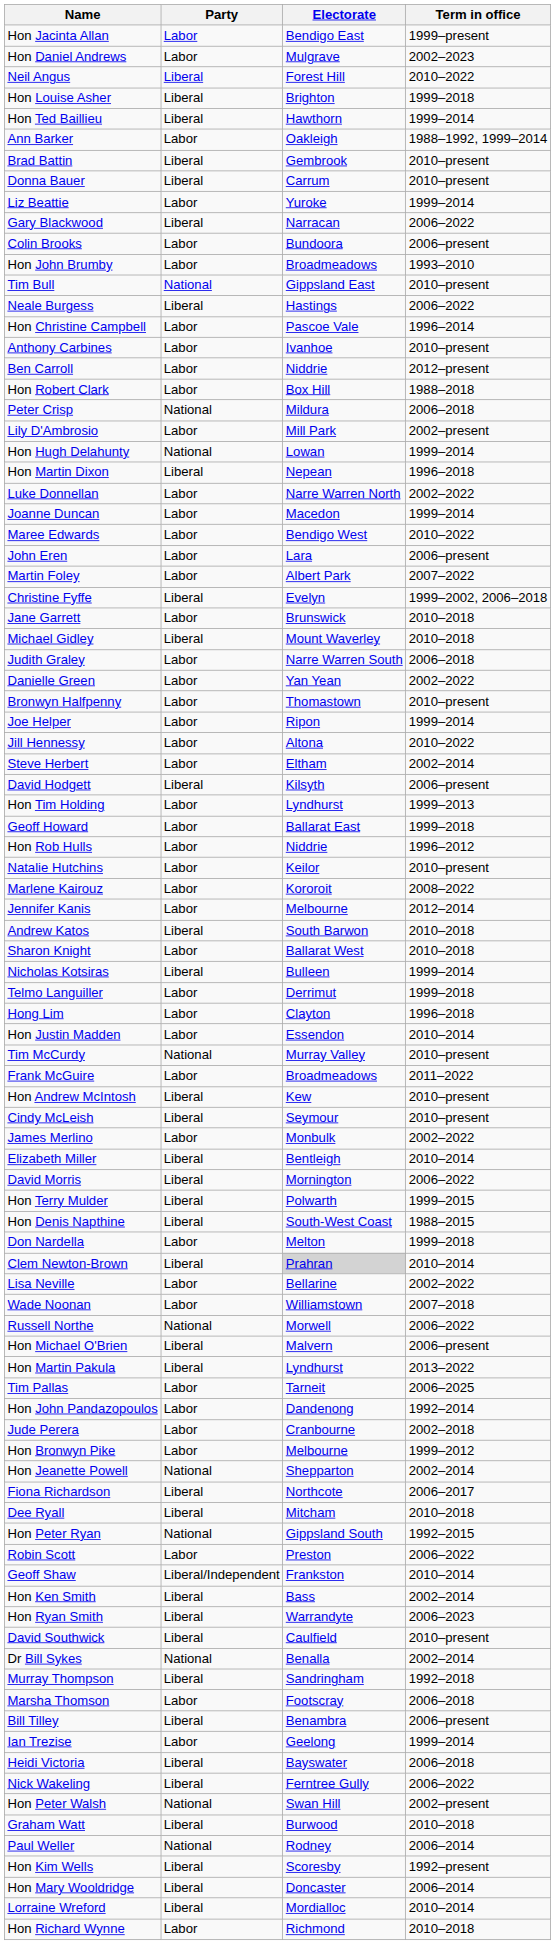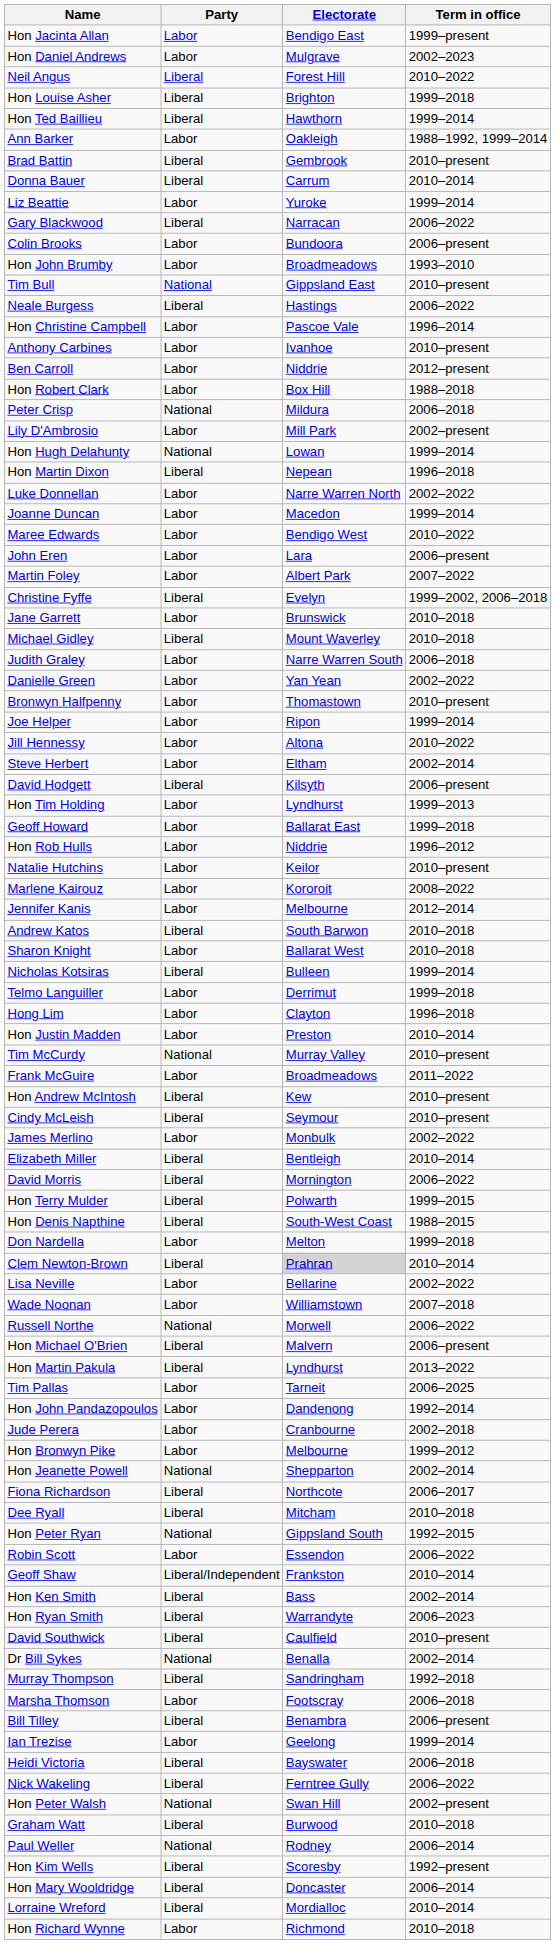(449, 181) 2010–present -> (442, 181) 2010–2014
(315, 1034) Essendon -> (308, 1034) Preston
(308, 1554) Preston -> (315, 1554) Essendon
